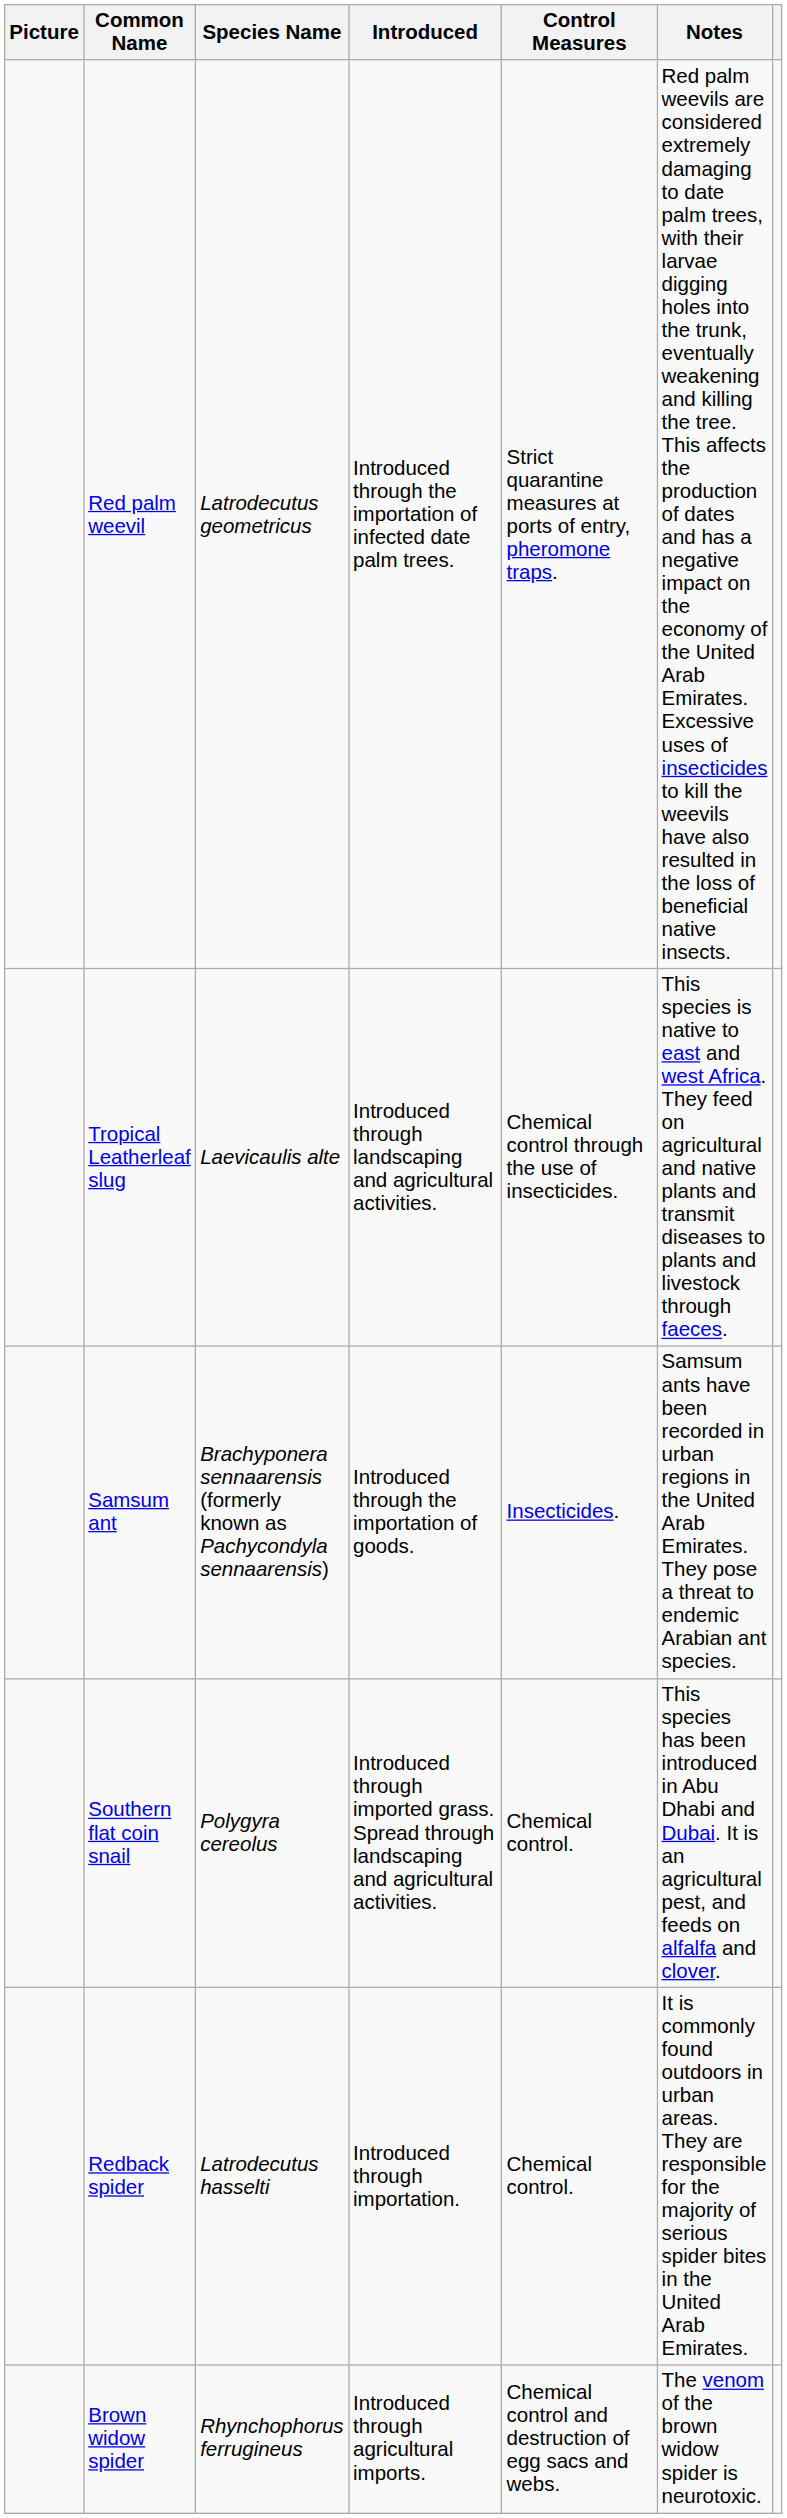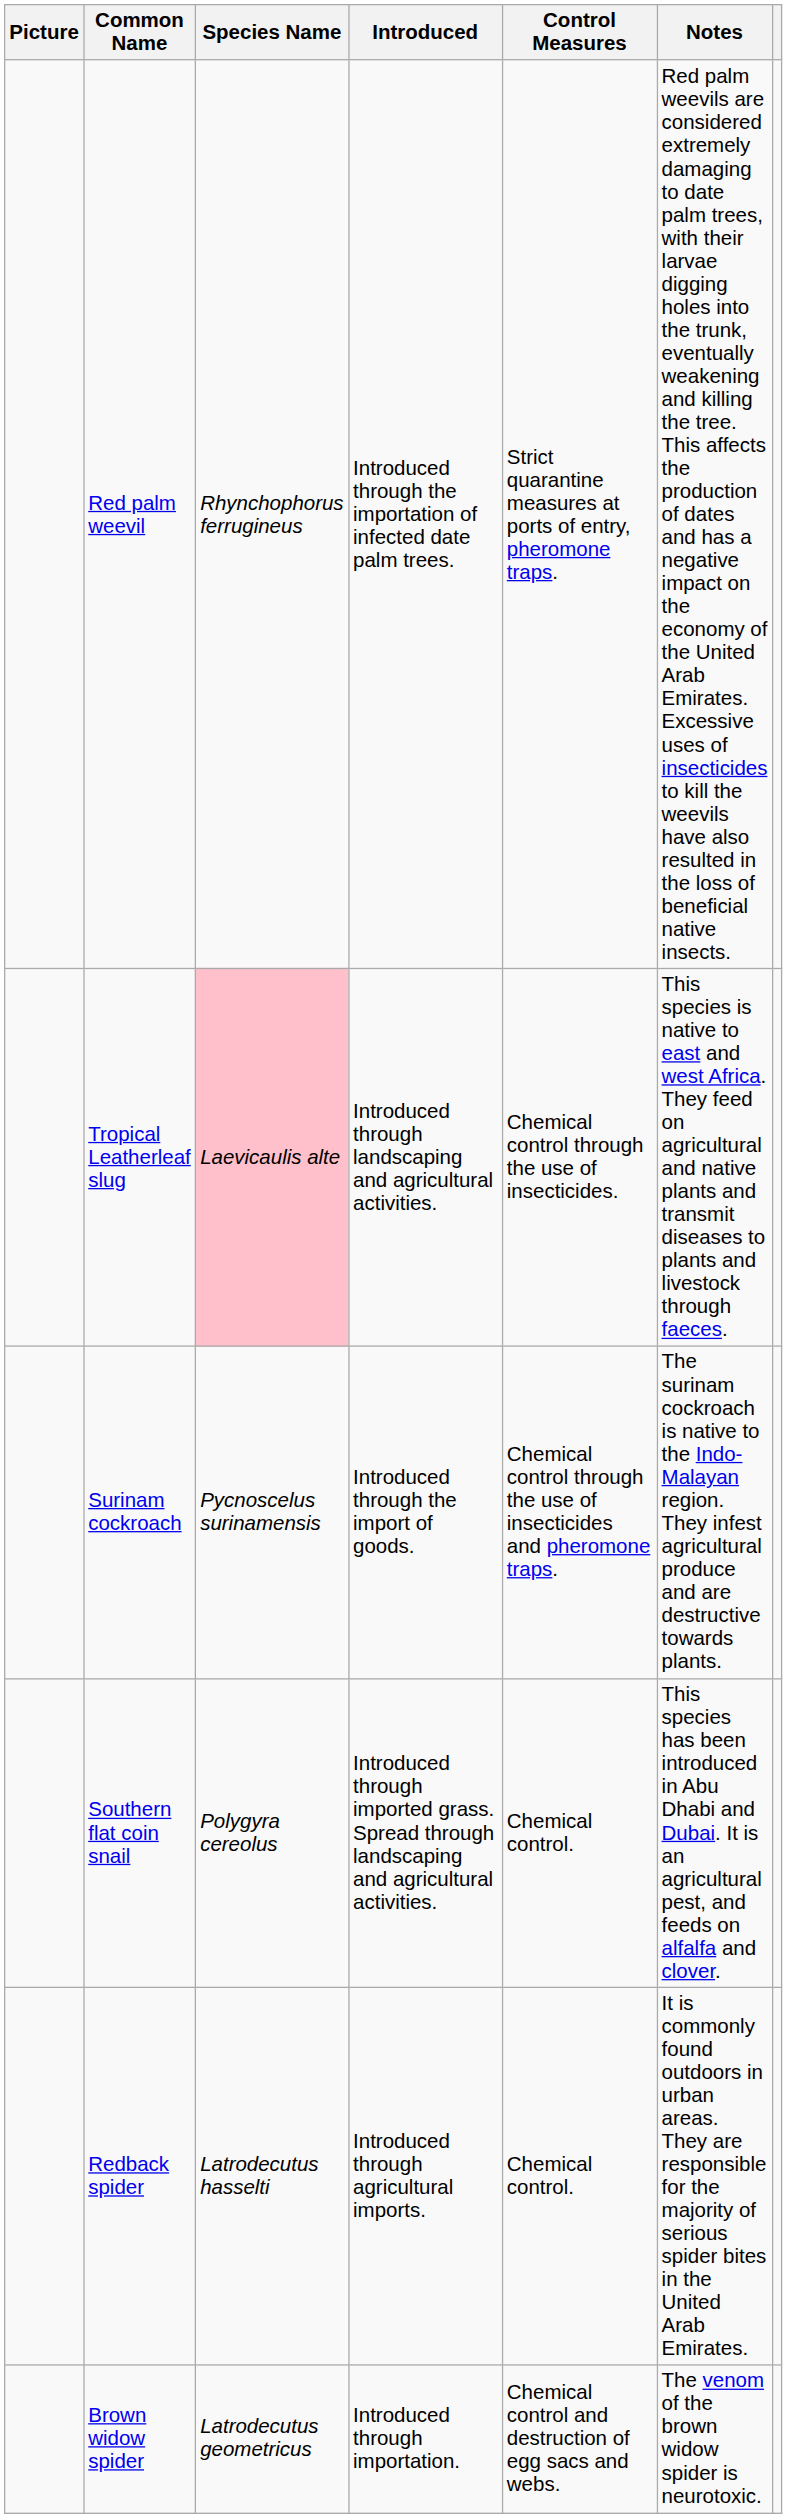(259, 514) Latrodecutus geometricus -> (272, 514) Rhynchophorus ferrugineus
(270, 1157) no background -> (270, 1157) pink background
+ row: (135, 1512)
- row: (129, 1512)
(407, 2176) Introduced through importation. -> (403, 2176) Introduced through agricultural imports.
(272, 2438) Rhynchophorus ferrugineus -> (259, 2438) Latrodecutus geometricus
(403, 2438) Introduced through agricultural imports. -> (407, 2438) Introduced through importation.
